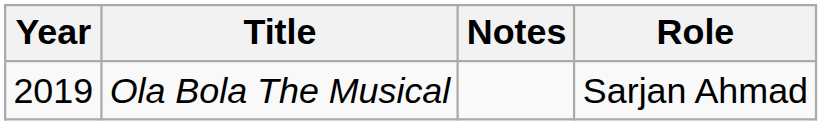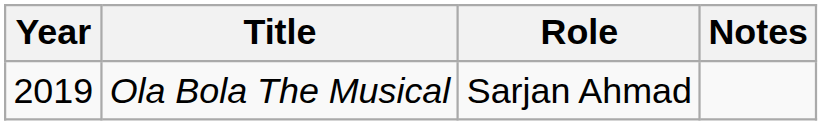columns swapped: (695, 32) <-> (517, 32)
